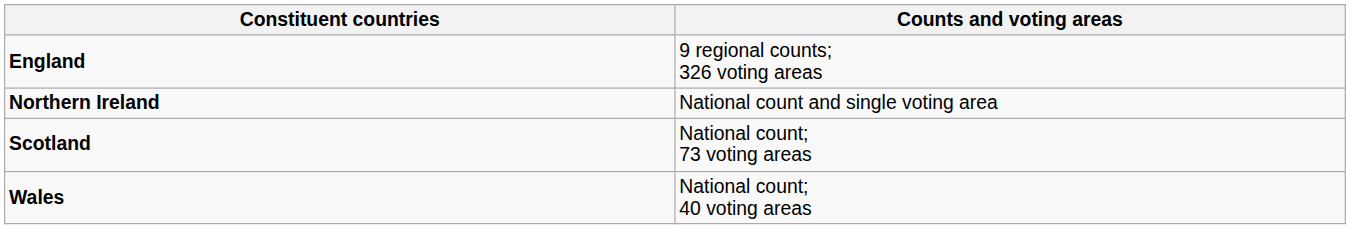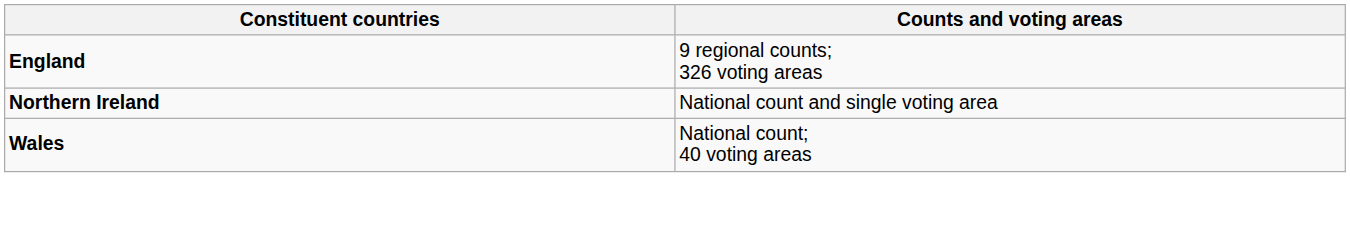- row: (50, 144)
